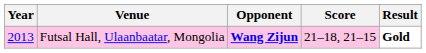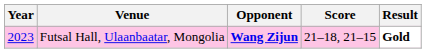(21, 37) 2013 -> (21, 37) 2023
